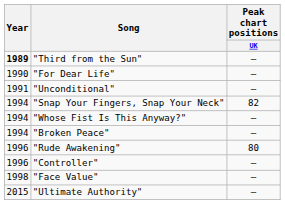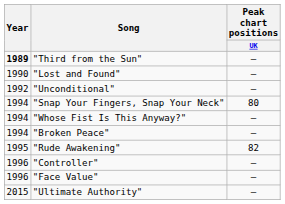+ row: (77, 74)
- row: (74, 74)
(17, 88) 1991 -> (17, 88) 1992
(254, 103) 82 -> (254, 103) 80
(17, 148) 1996 -> (17, 148) 1995
(254, 148) 80 -> (254, 148) 82
(17, 177) 1998 -> (17, 177) 1996
